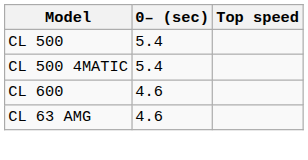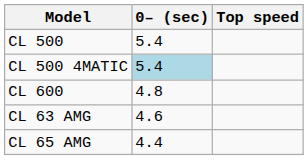(149, 67) no background -> (149, 67) lightblue background
(149, 92) 4.6 -> (149, 92) 4.8
+ row: (50, 142)
